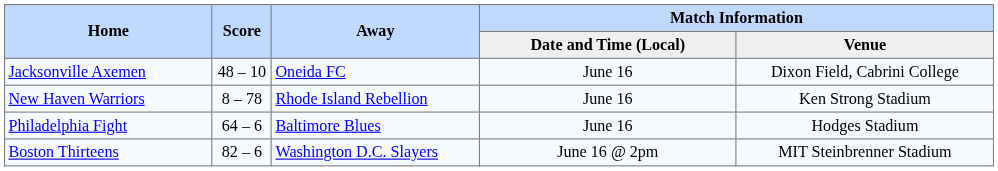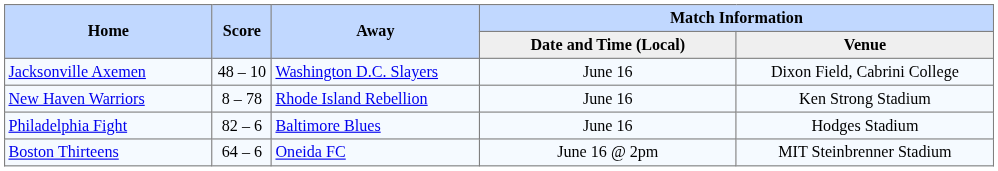(311, 71) Oneida FC -> (357, 71) Washington D.C. Slayers
(242, 125) 64 – 6 -> (242, 125) 82 – 6
(242, 152) 82 – 6 -> (242, 152) 64 – 6
(357, 152) Washington D.C. Slayers -> (311, 152) Oneida FC
